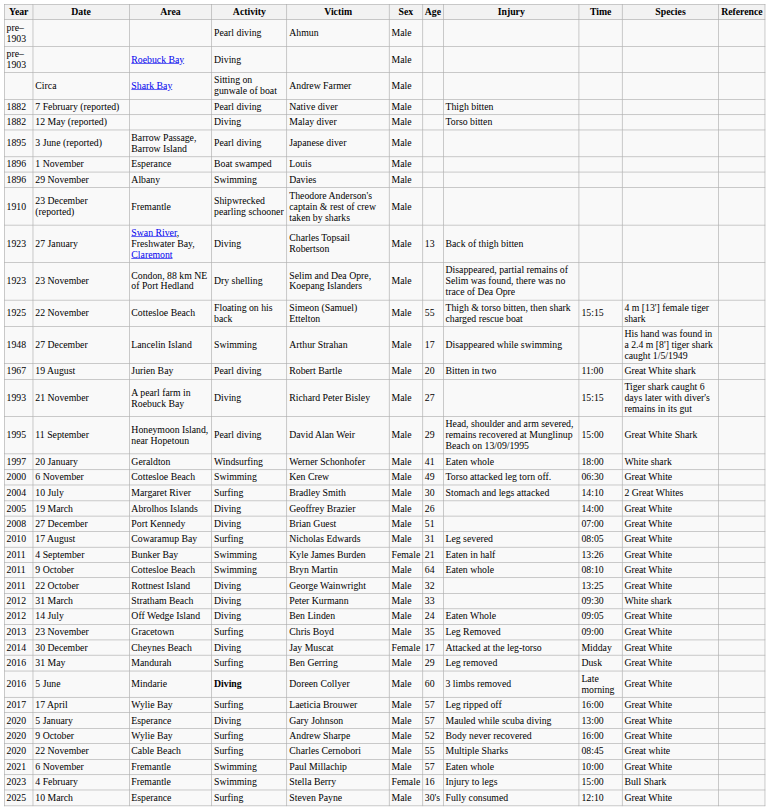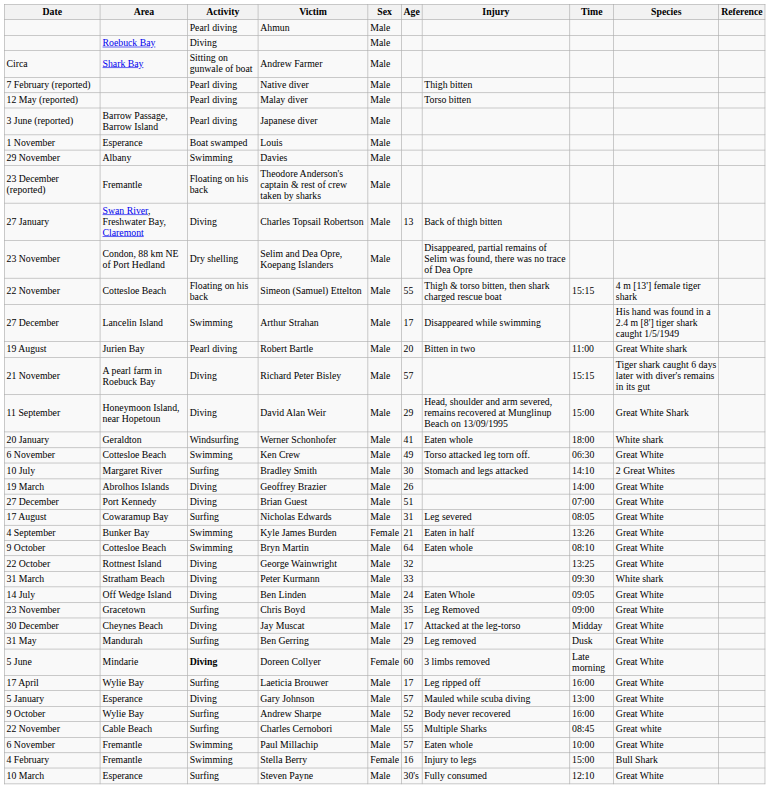- column: (19, 12)
(228, 122) Diving -> (213, 100) Pearl diving
(249, 206) Shipwrecked pearling schooner -> (219, 184) Floating on his back
(430, 398) 27 -> (408, 376) 57
(238, 435) Pearl diving -> (203, 413) Diving
(406, 647) Female -> (380, 625) Male
(402, 684) Male -> (385, 662) Female
(430, 705) 57 -> (408, 683) 17
